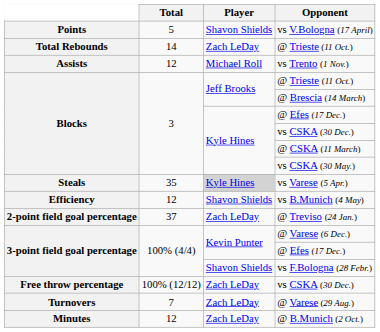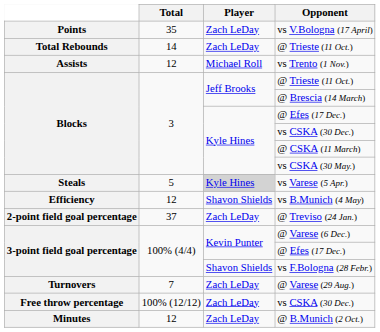(171, 30) 5 -> (171, 30) 35
(239, 30) Shavon Shields -> (232, 30) Zach LeDay
(171, 183) 35 -> (171, 183) 5
rows swapped: (72, 285) <-> (72, 302)
